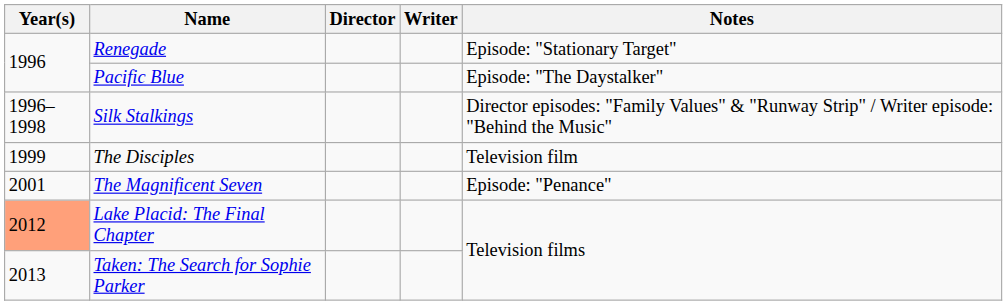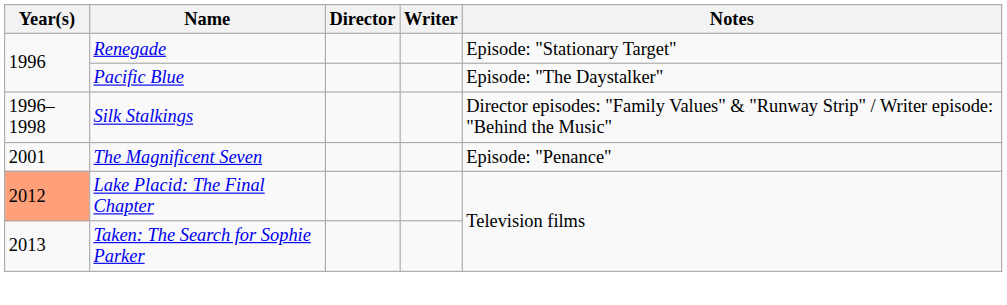- row: (144, 156)
